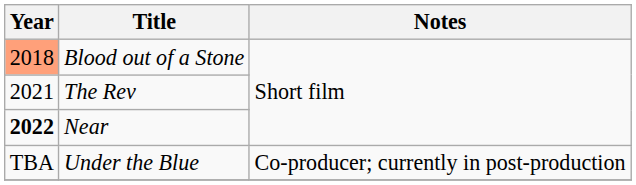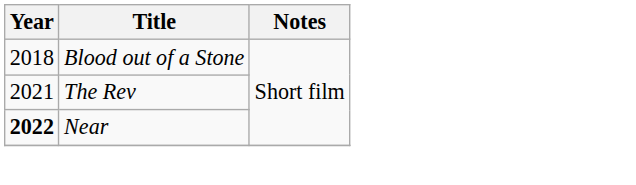(32, 57) lightsalmon background -> (32, 57) no background
- row: (132, 162)
